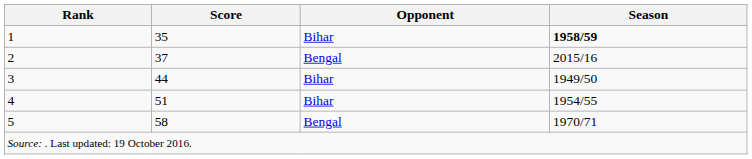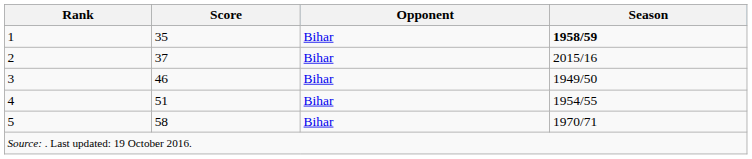(323, 57) Bengal -> (319, 57) Bihar
(161, 79) 44 -> (161, 79) 46
(323, 121) Bengal -> (319, 121) Bihar
